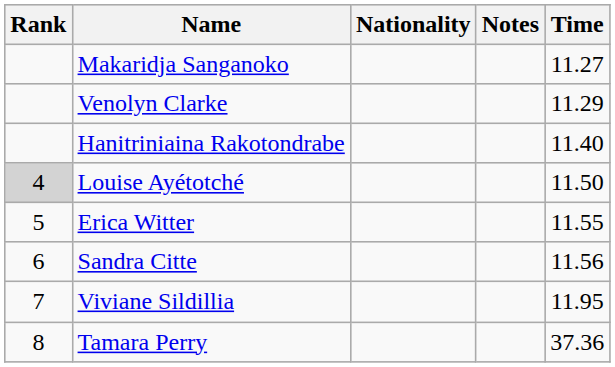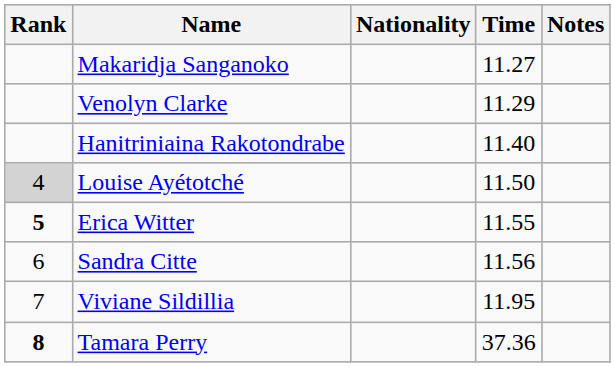columns swapped: (577, 24) <-> (510, 24)
(38, 222) normal -> (38, 222) bold
(38, 341) normal -> (38, 341) bold
